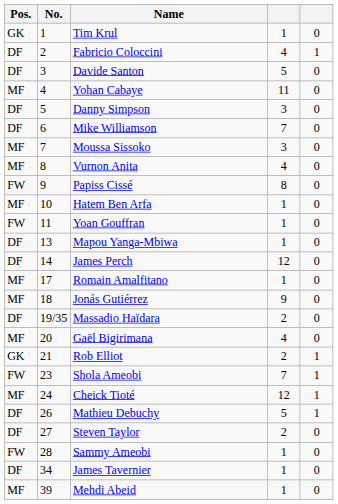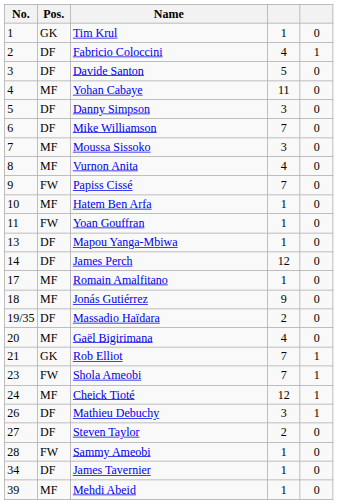columns swapped: (54, 14) <-> (21, 14)
(284, 185) 8 -> (284, 185) 7
(284, 356) 2 -> (284, 356) 7
(284, 413) 5 -> (284, 413) 3
